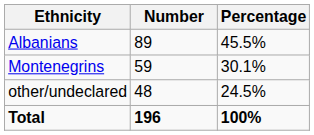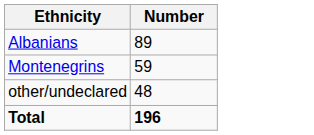- column: (264, 17)
